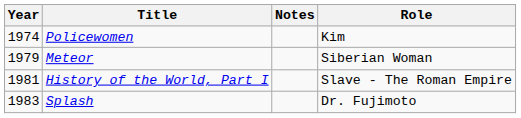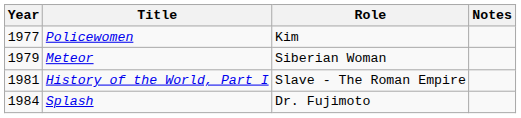columns swapped: (417, 15) <-> (295, 15)
(24, 37) 1974 -> (24, 37) 1977
(24, 102) 1983 -> (24, 102) 1984
